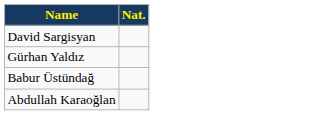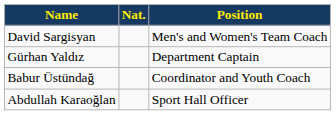+ column: (240, 15)
